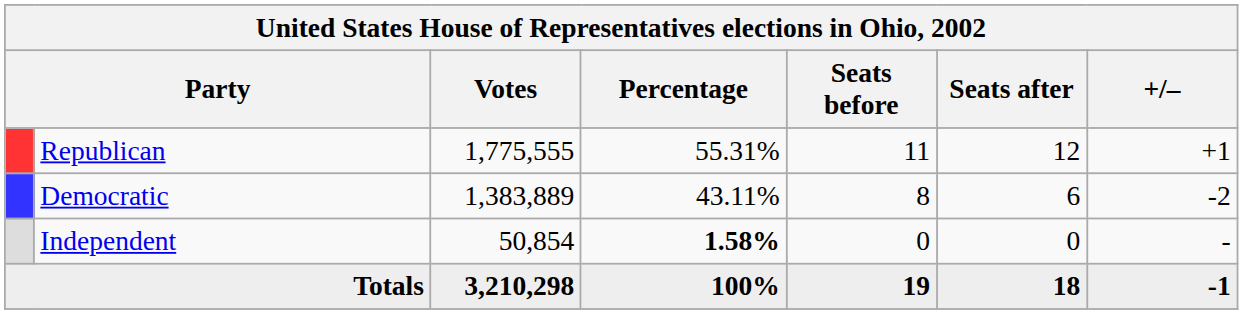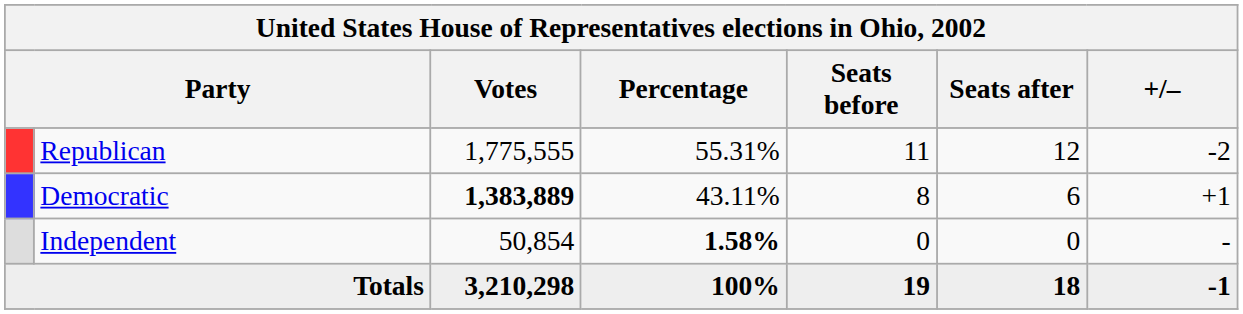(1216, 150) +1 -> (1219, 150) -2
(519, 196) normal -> (519, 196) bold
(1219, 196) -2 -> (1216, 196) +1
